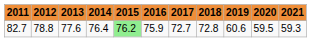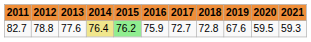(99, 28) no background -> (99, 28) khaki background
(236, 28) 60.6 -> (236, 28) 67.6
